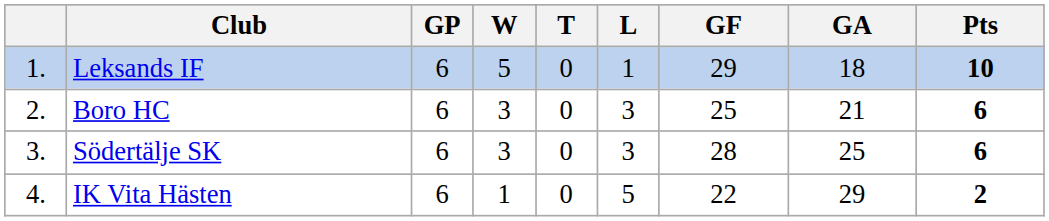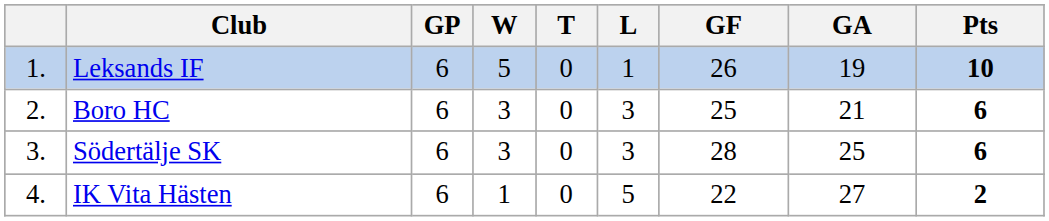(724, 67) 29 -> (724, 67) 26
(852, 67) 18 -> (852, 67) 19
(852, 194) 29 -> (852, 194) 27
